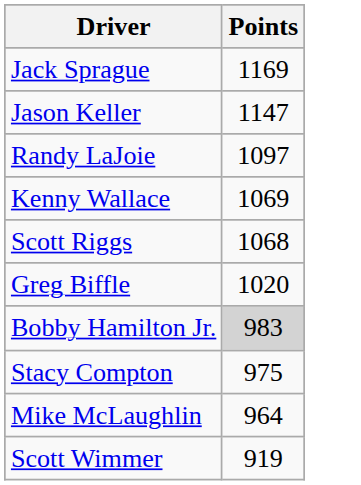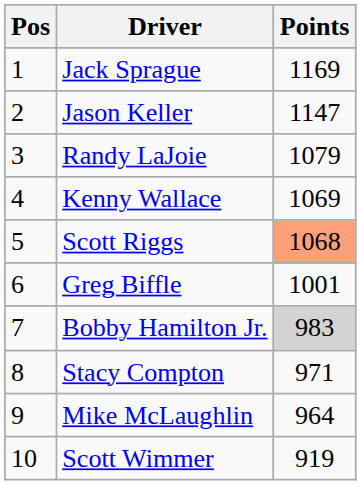+ column: (31, 26)
(263, 155) 1097 -> (315, 155) 1079
(263, 241) no background -> (315, 241) lightsalmon background
(263, 284) 1020 -> (315, 284) 1001
(263, 371) 975 -> (315, 371) 971
